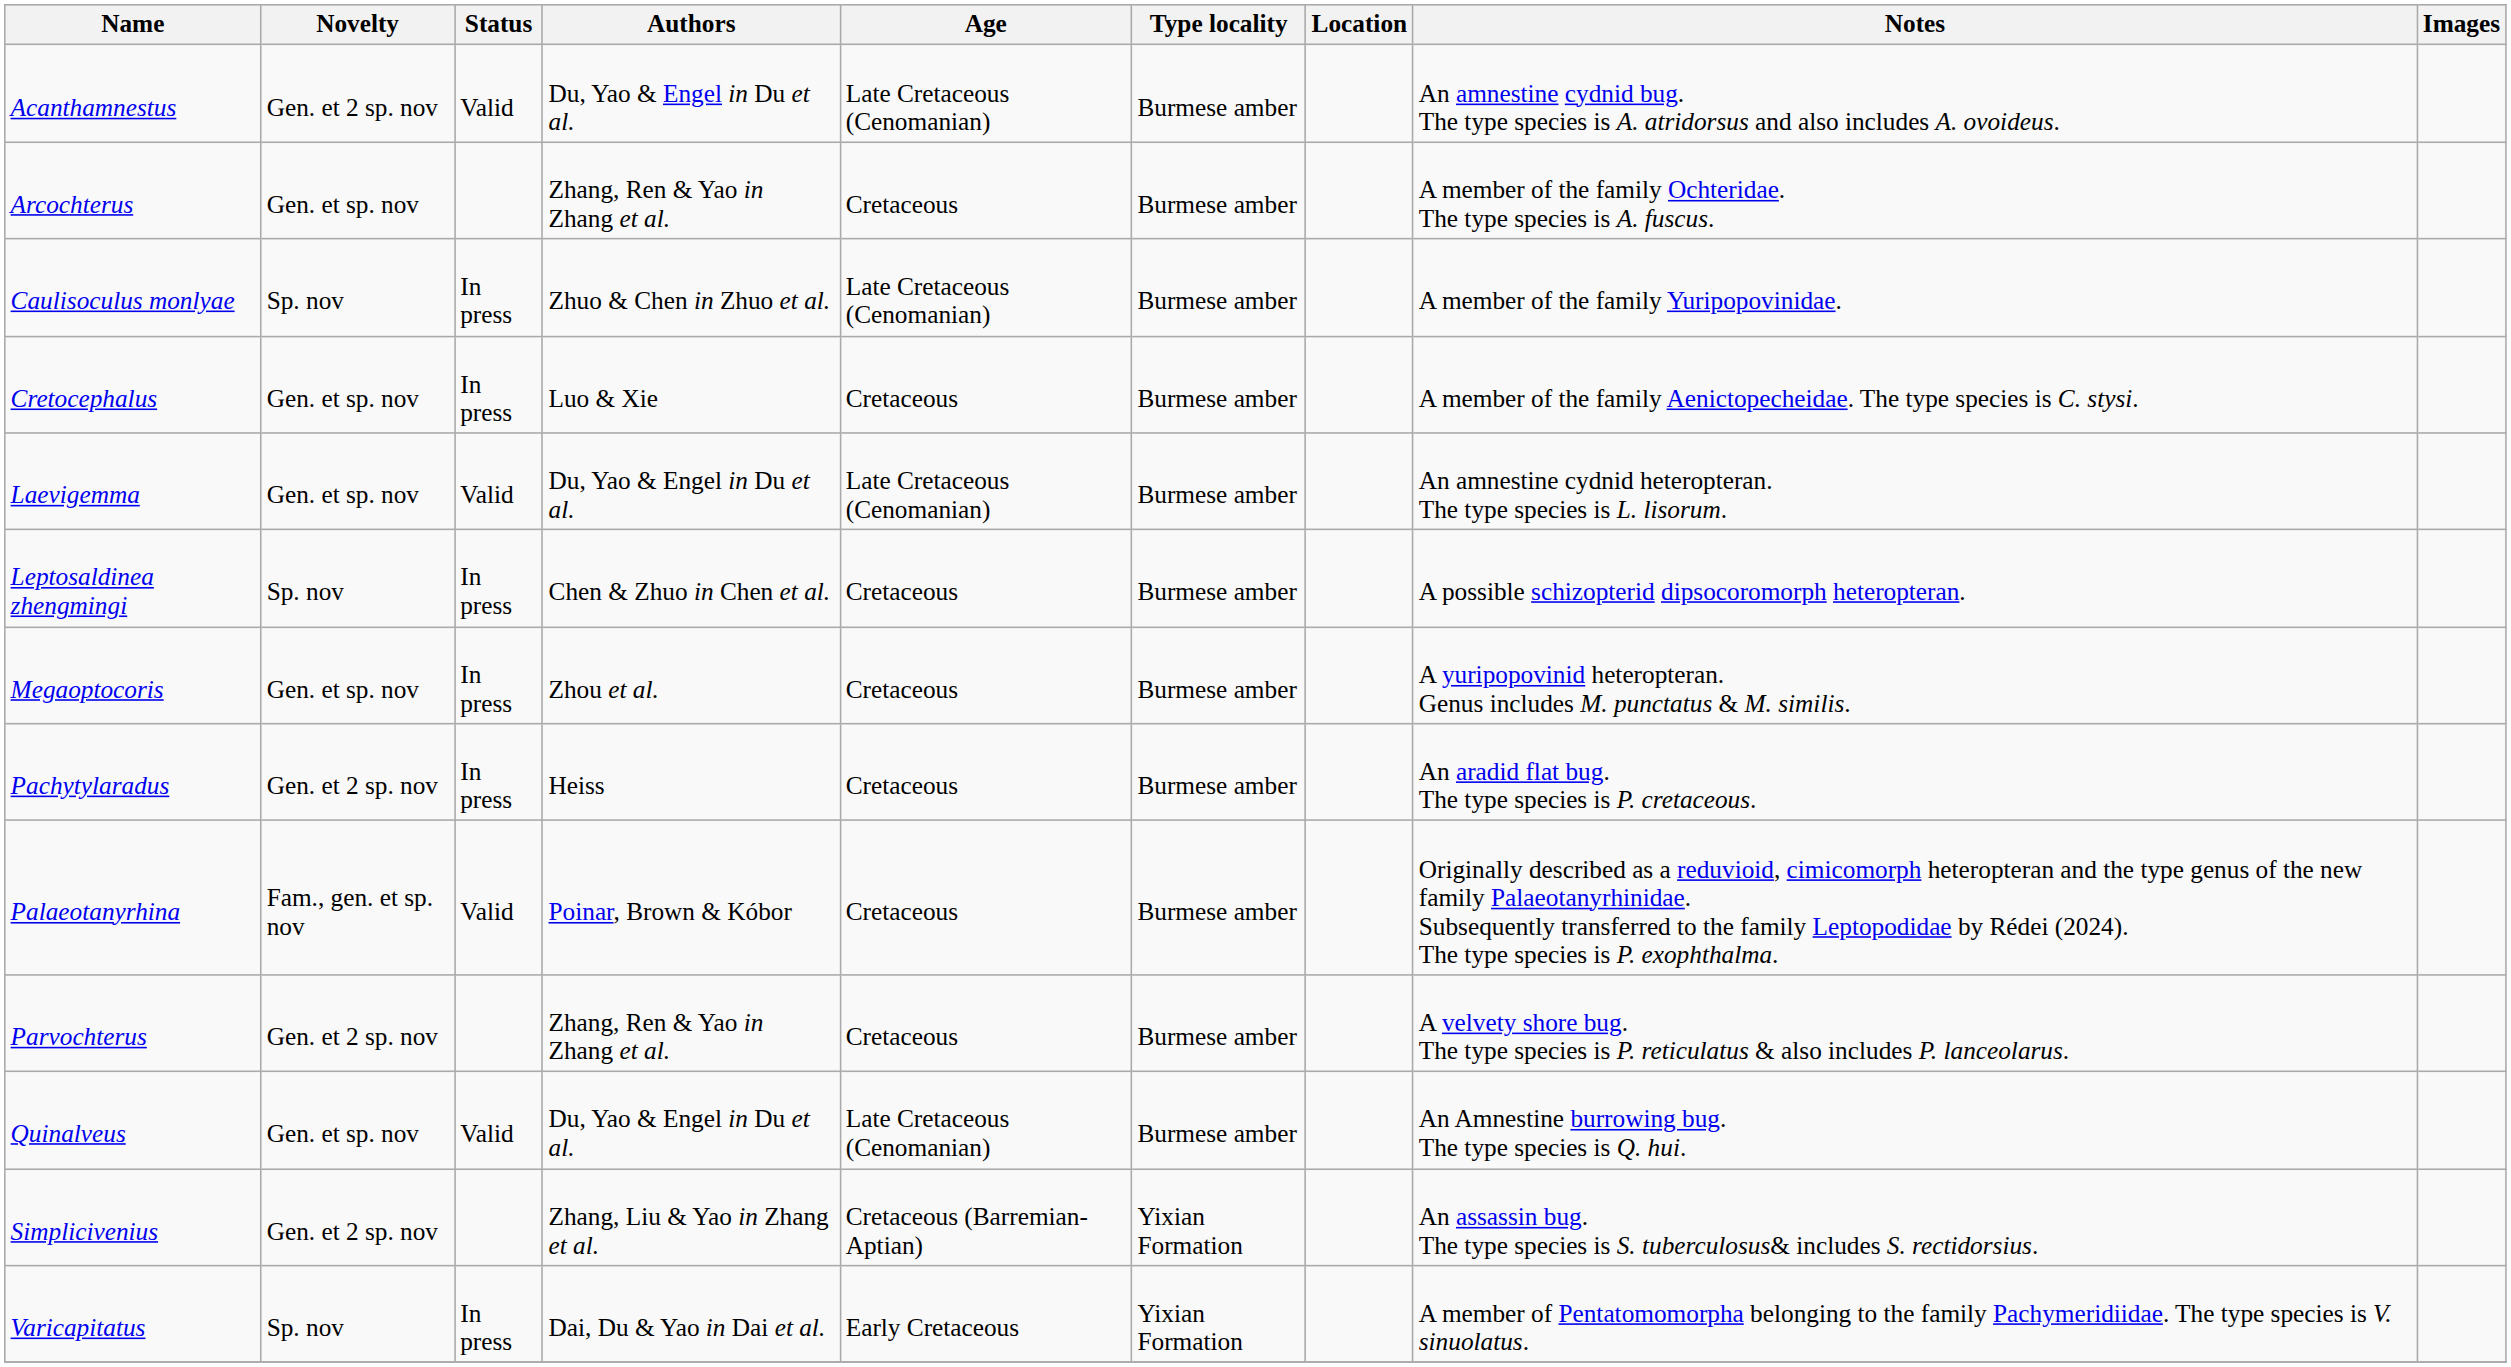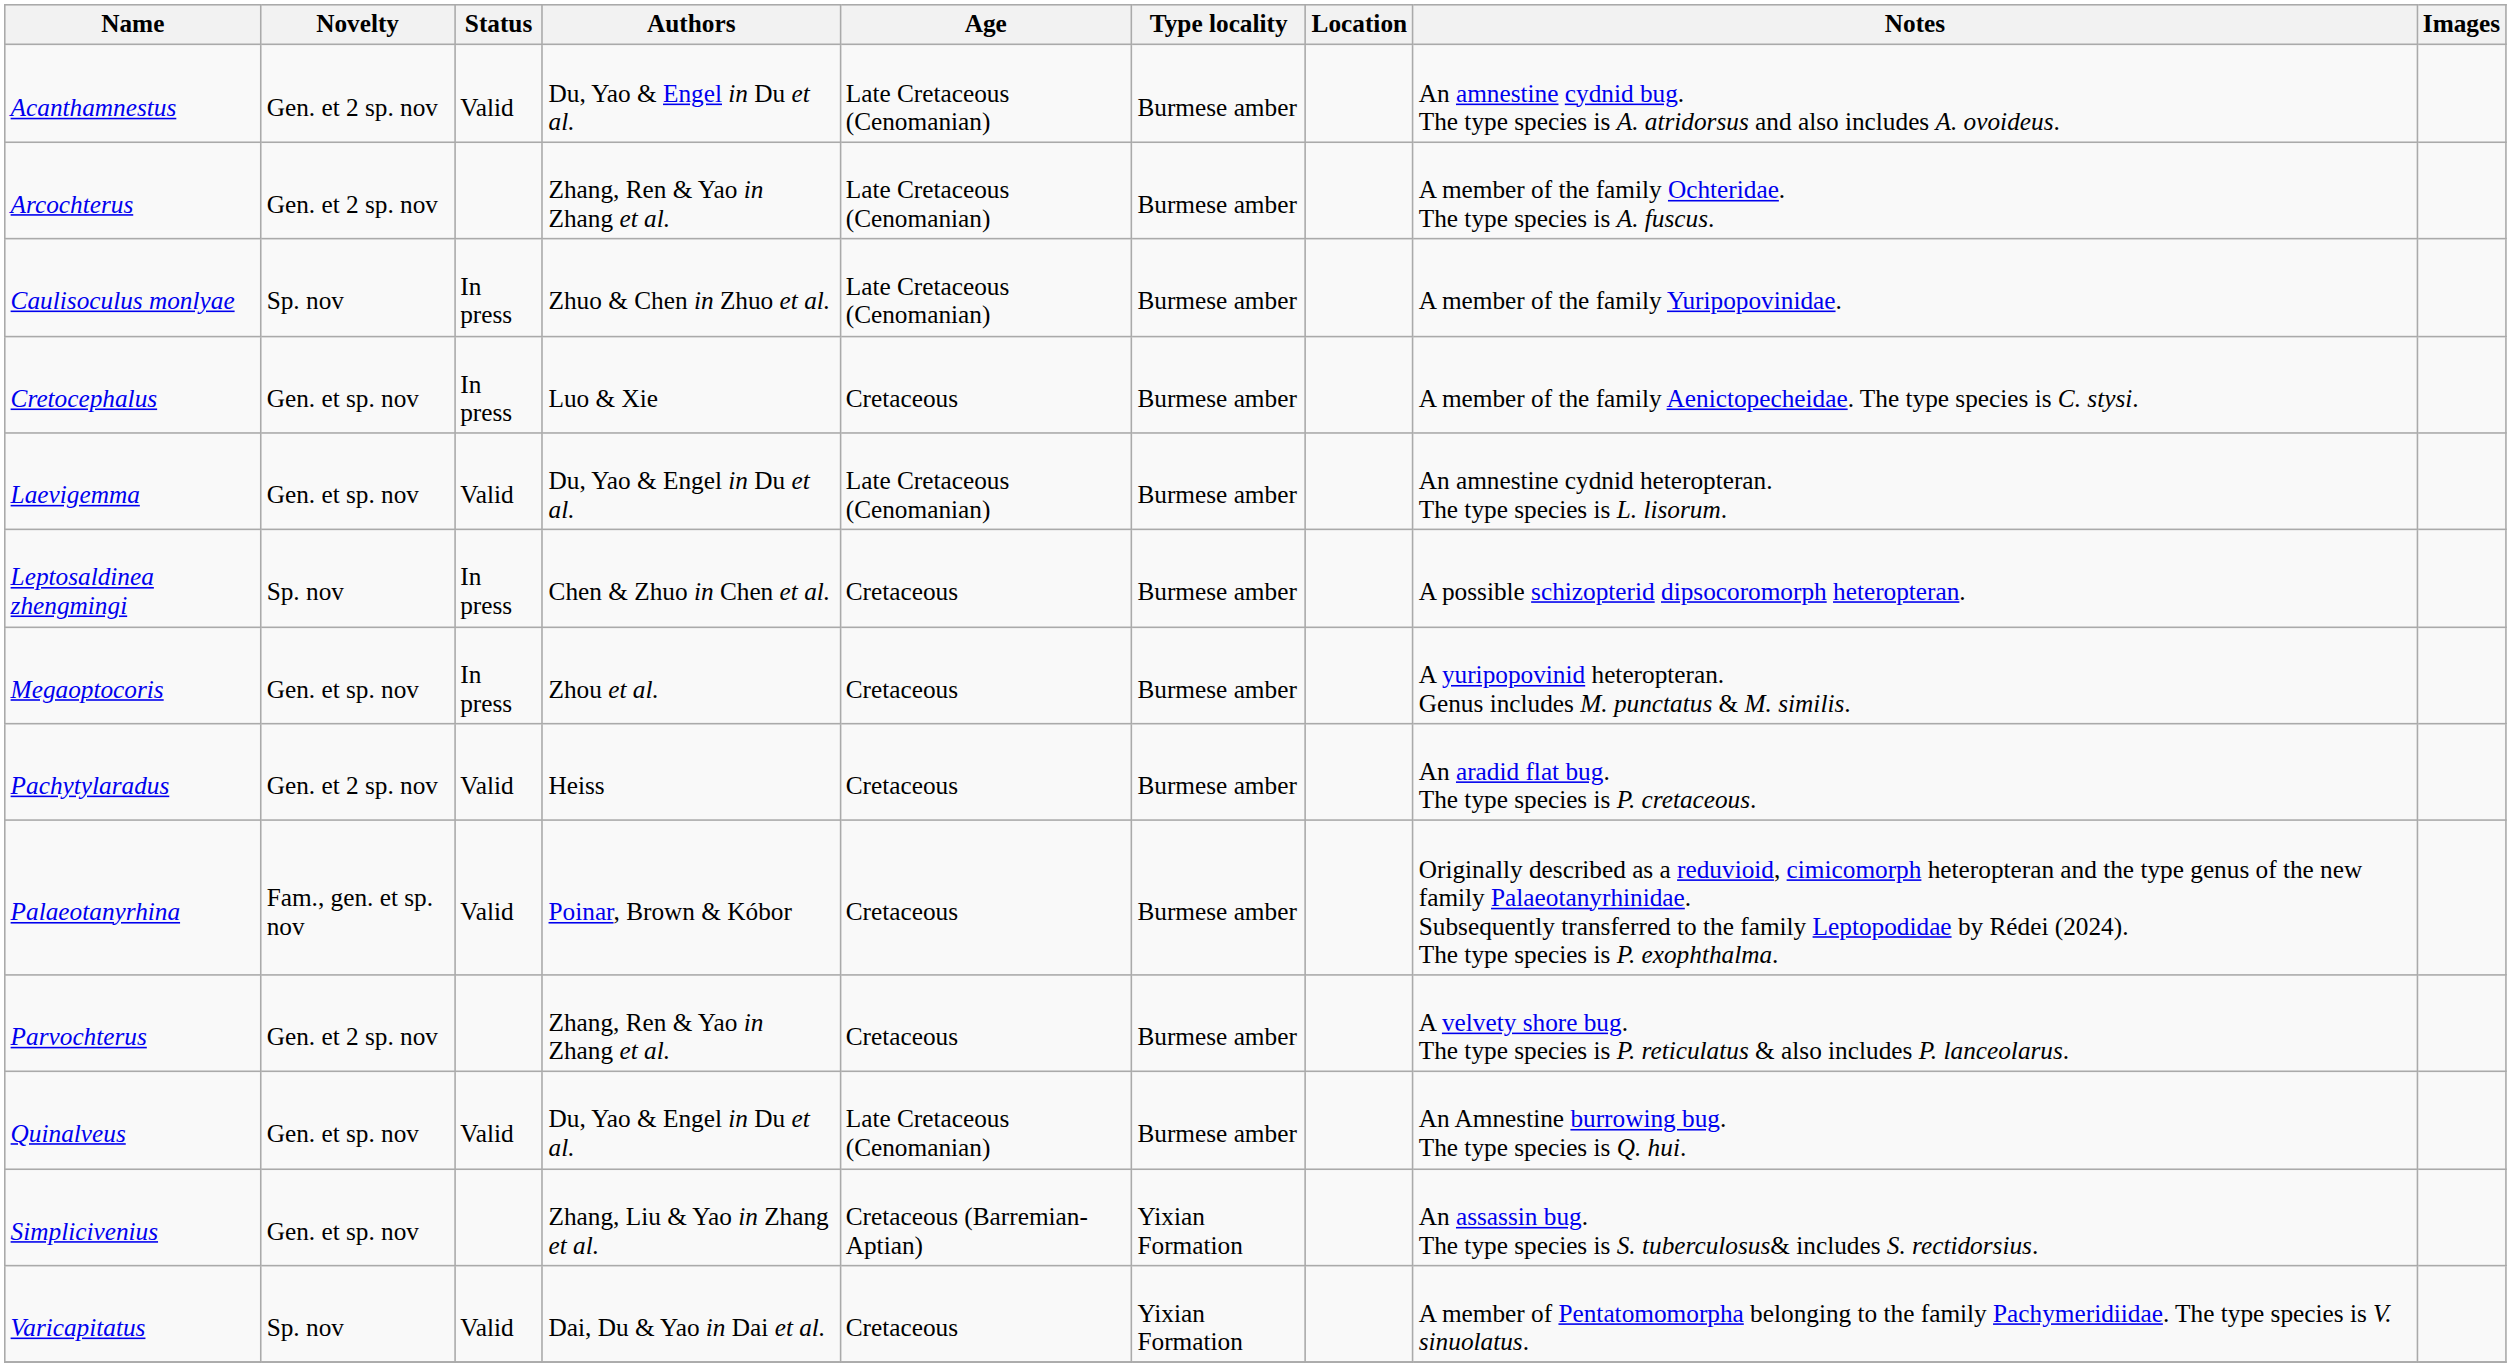(343, 204) Gen. et sp. nov -> (352, 204) Gen. et 2 sp. nov
(902, 204) Cretaceous -> (927, 204) Late Cretaceous (Cenomanian)
(486, 786) In press -> (487, 786) Valid
(352, 1230) Gen. et 2 sp. nov -> (343, 1230) Gen. et sp. nov
(486, 1327) In press -> (487, 1327) Valid
(932, 1327) Early Cretaceous -> (902, 1327) Cretaceous
